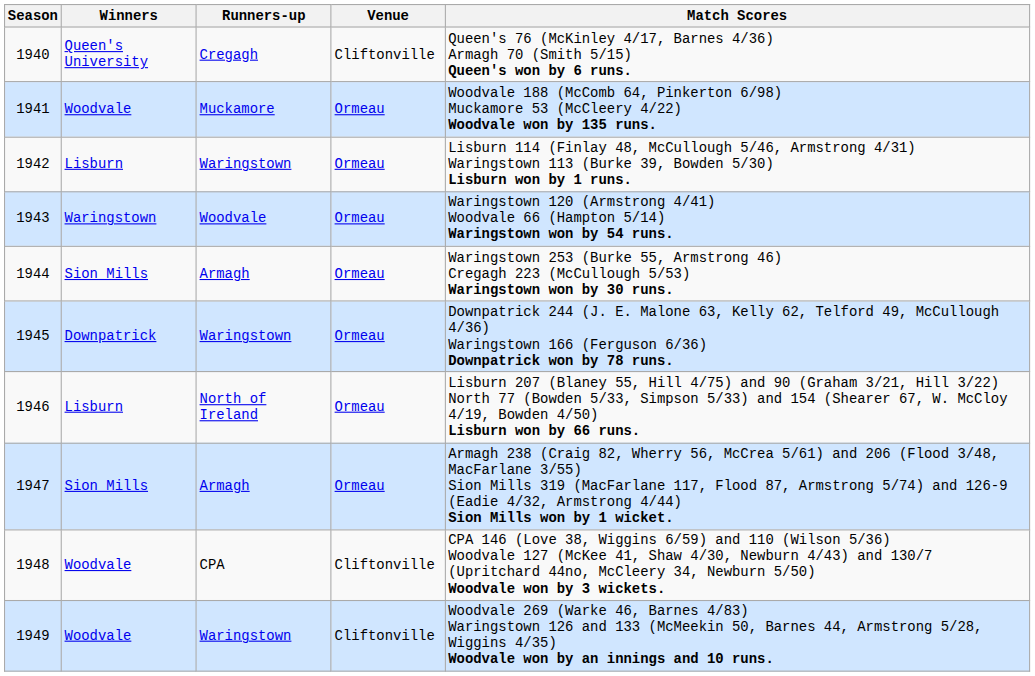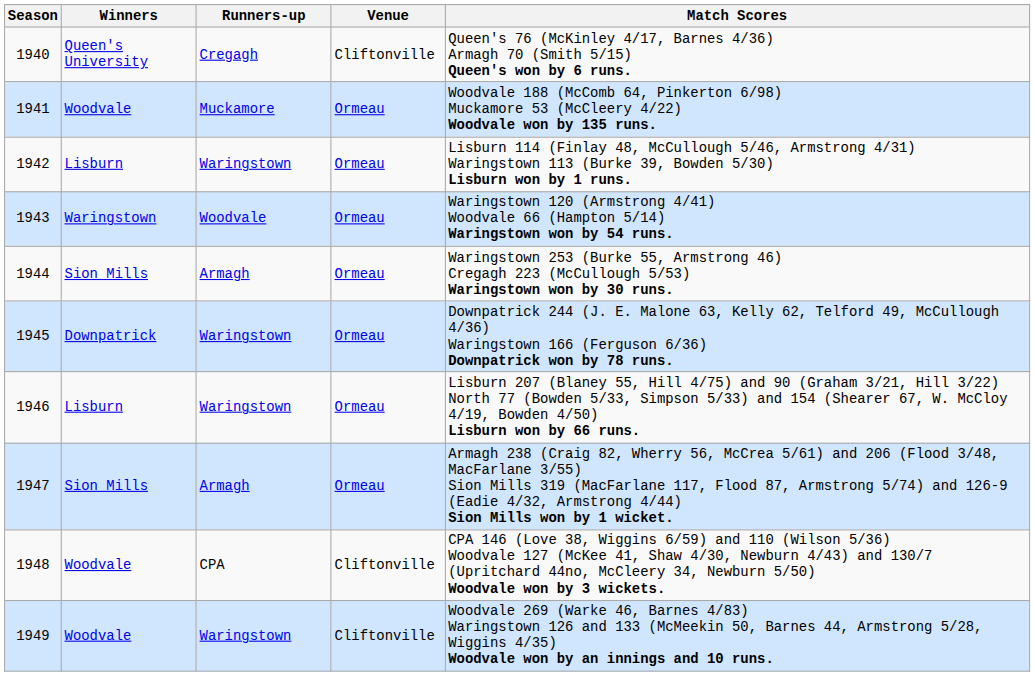(233, 407) North of Ireland -> (245, 407) Waringstown
